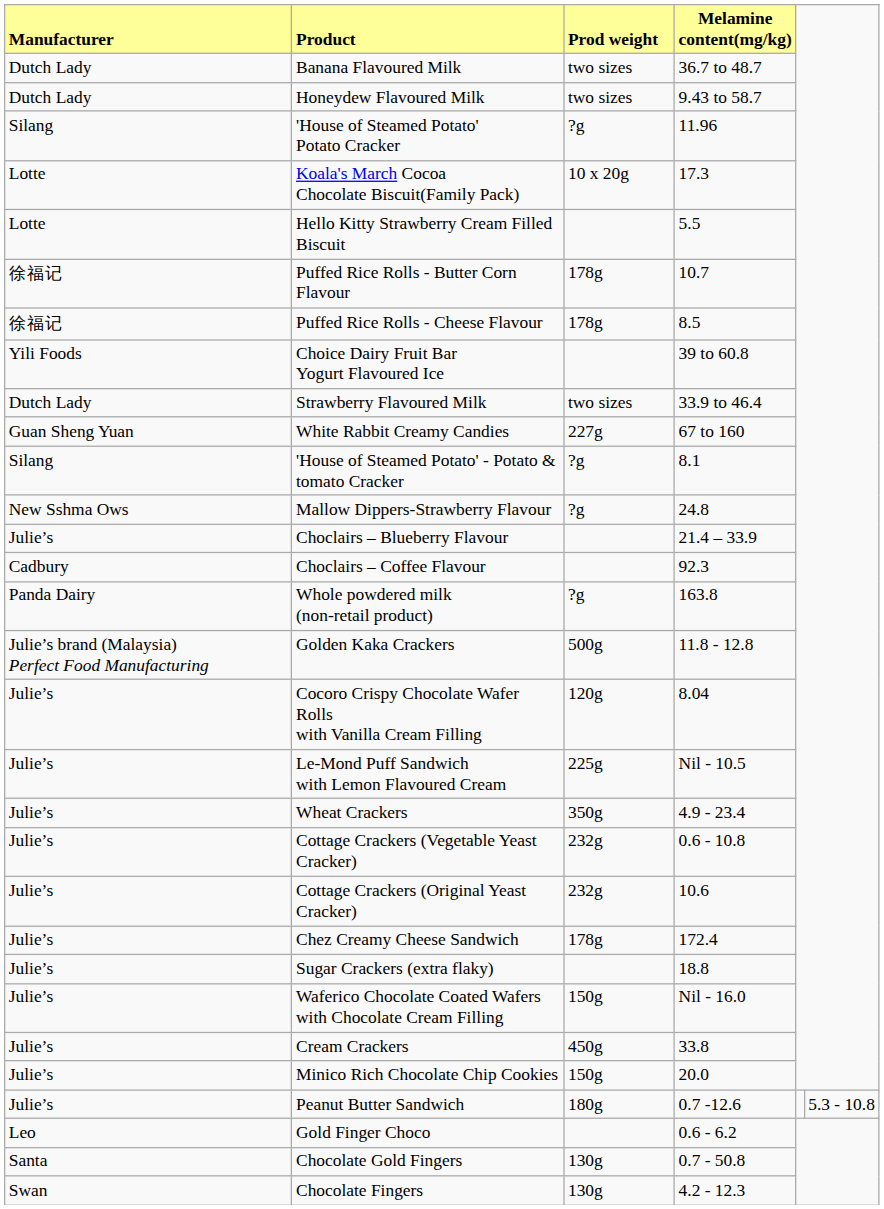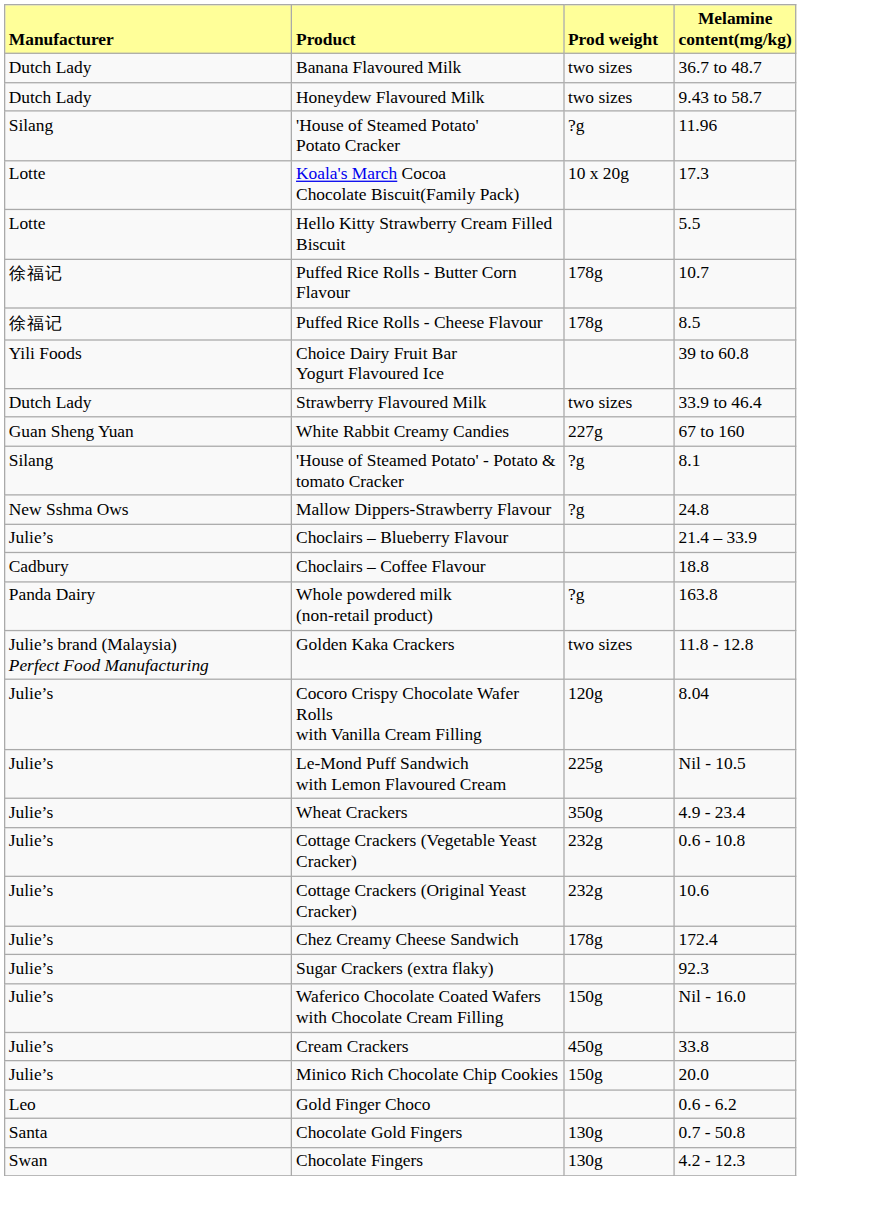(694, 566) 92.3 -> (694, 566) 18.8
(585, 644) 500g -> (600, 644) two sizes
(694, 968) 18.8 -> (694, 968) 92.3
- row: (380, 1103)
